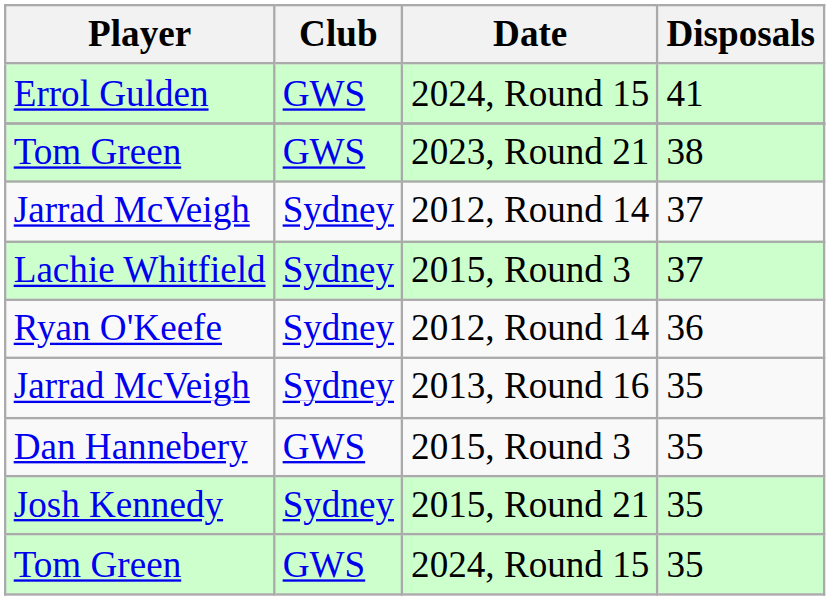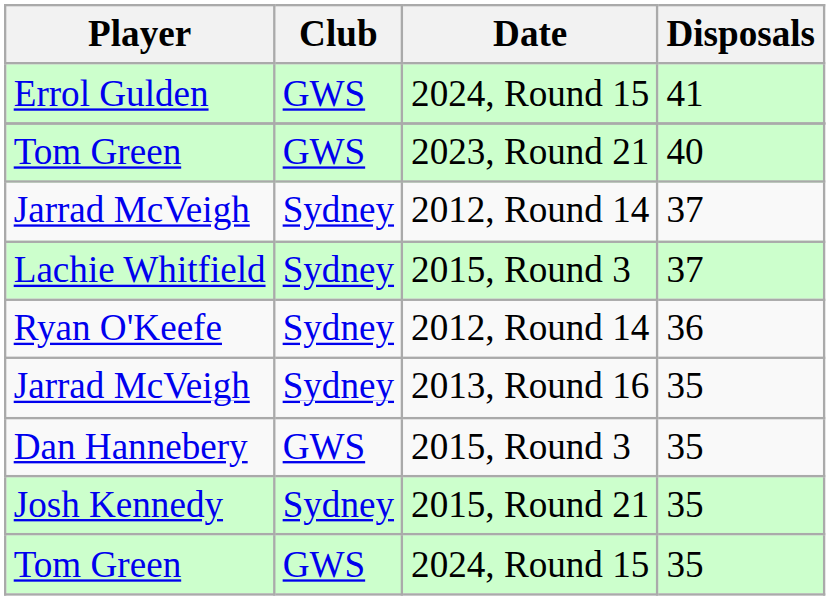(685, 151) 38 -> (685, 151) 40
